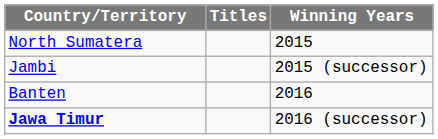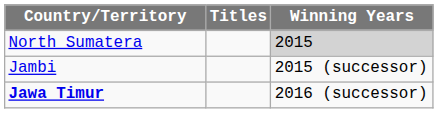(294, 44) no background -> (294, 44) lightgrey background
- row: (37, 95)
